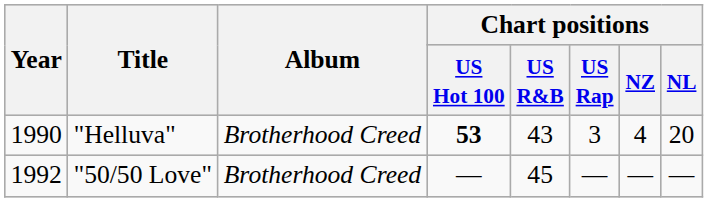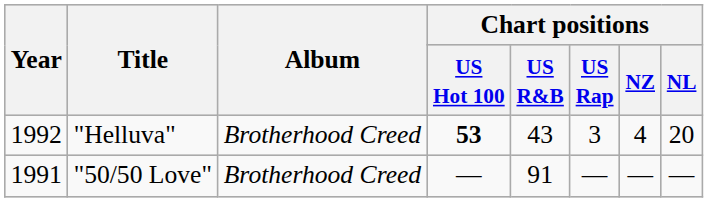(36, 134) 1990 -> (36, 134) 1992
(36, 175) 1992 -> (36, 175) 1991
(540, 175) 45 -> (540, 175) 91
